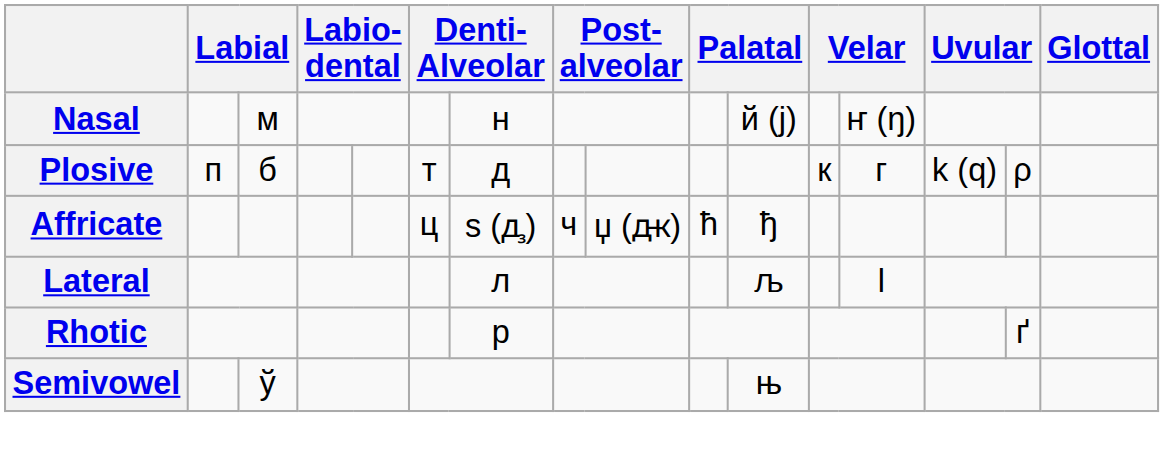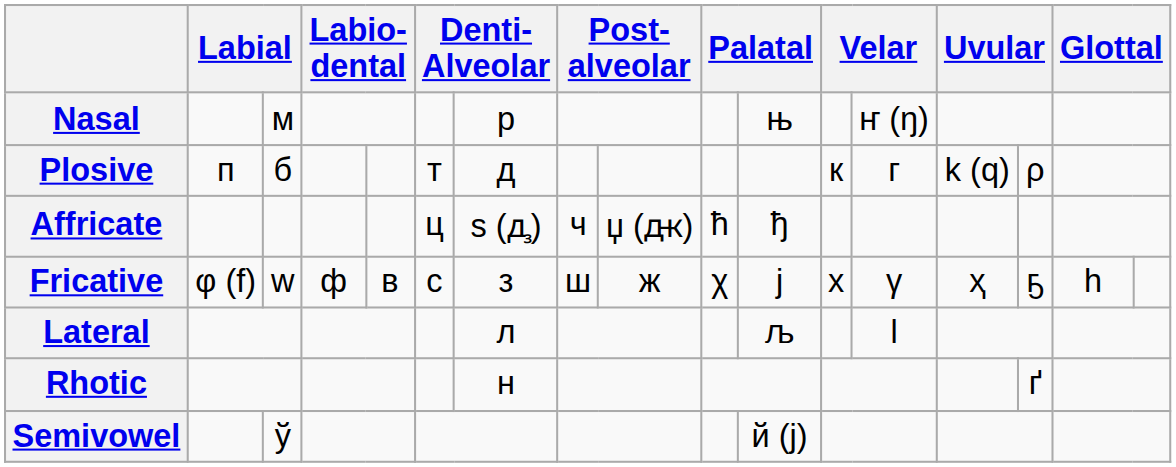(501, 118) н -> (506, 118) р
(769, 118) й (j) -> (780, 118) њ
+ row: (96, 280)
(501, 332) р -> (506, 383) н
(769, 383) њ -> (780, 435) й (j)
